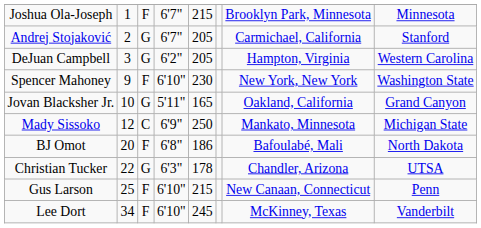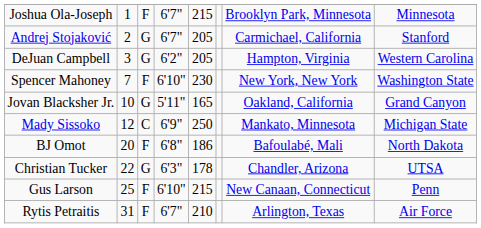(127, 80) 9 -> (127, 80) 7
+ row: (61, 211)
- row: (61, 211)
